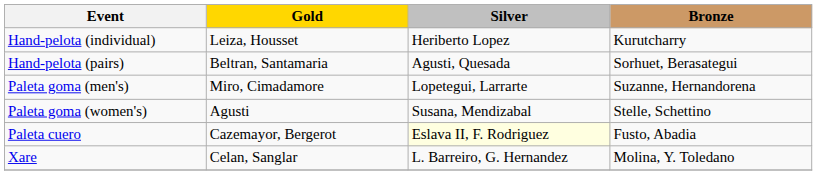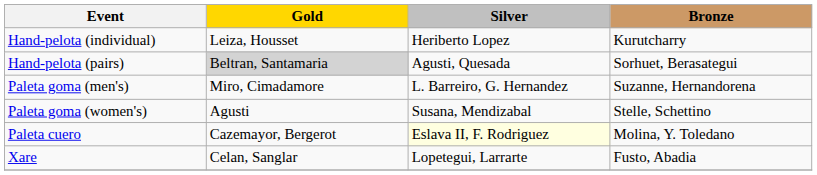(269, 63) no background -> (269, 63) lightgrey background
(469, 87) Lopetegui, Larrarte -> (490, 87) L. Barreiro, G. Hernandez
(655, 134) Fusto, Abadia -> (674, 134) Molina, Y. Toledano
(490, 157) L. Barreiro, G. Hernandez -> (469, 157) Lopetegui, Larrarte
(674, 157) Molina, Y. Toledano -> (655, 157) Fusto, Abadia
